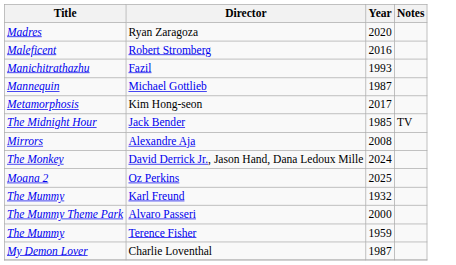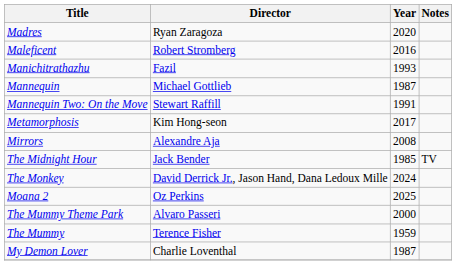+ row: (187, 104)
rows swapped: (157, 123) <-> (162, 141)
- row: (156, 196)
